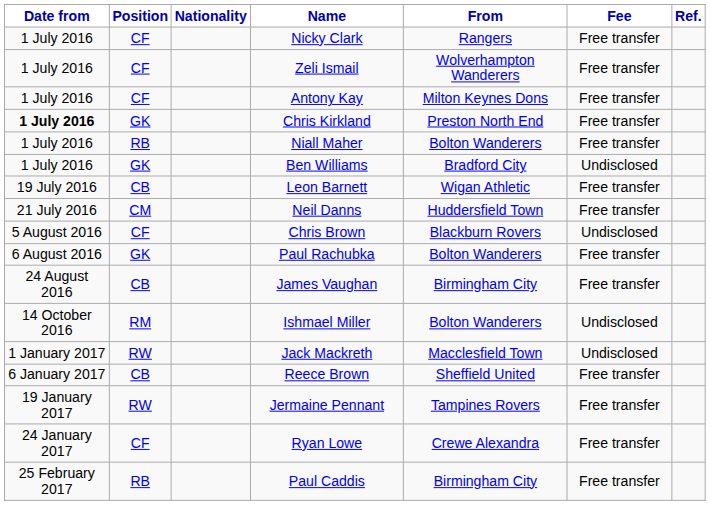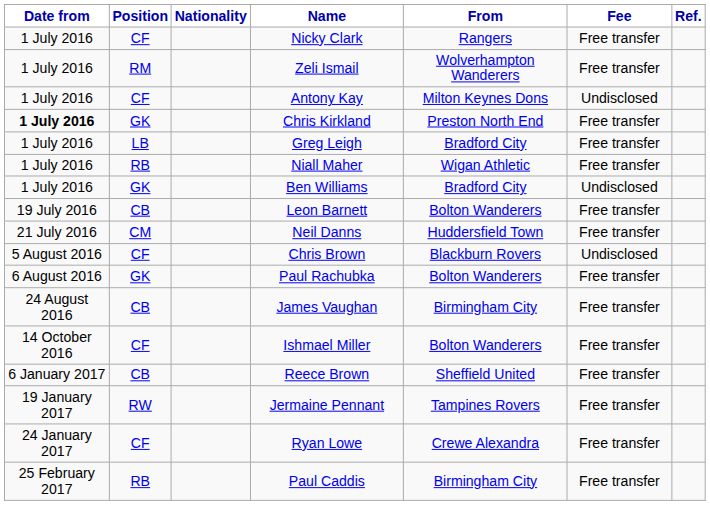(140, 68) CF -> (140, 68) RM
(619, 99) Free transfer -> (619, 99) Undisclosed
+ row: (327, 143)
(485, 143) Bolton Wanderers -> (485, 165) Wigan Athletic
(485, 188) Wigan Athletic -> (485, 210) Bolton Wanderers
(140, 323) RM -> (140, 345) CF
(619, 323) Undisclosed -> (619, 345) Free transfer
- row: (327, 353)
